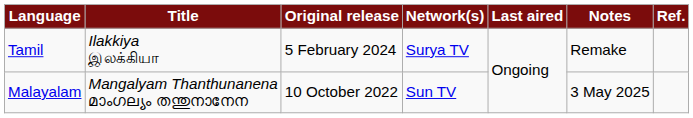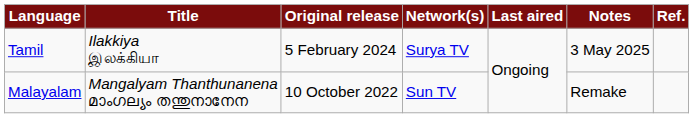(599, 50) Remake -> (610, 50) 3 May 2025
(610, 92) 3 May 2025 -> (599, 92) Remake
